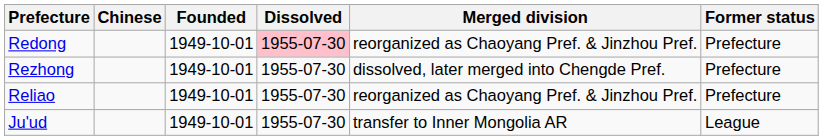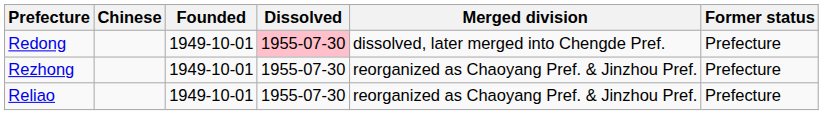(525, 43) reorganized as Chaoyang Pref. & Jinzhou Pref. -> (509, 43) dissolved, later merged into Chengde Pref.
(509, 69) dissolved, later merged into Chengde Pref. -> (525, 69) reorganized as Chaoyang Pref. & Jinzhou Pref.
- row: (28, 122)
